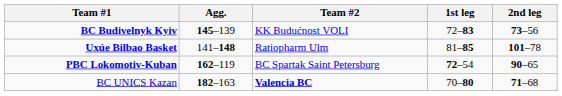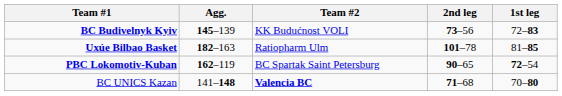columns swapped: (460, 13) <-> (525, 13)
(216, 47) 141–148 -> (216, 47) 182–163
(216, 82) 182–163 -> (216, 82) 141–148
